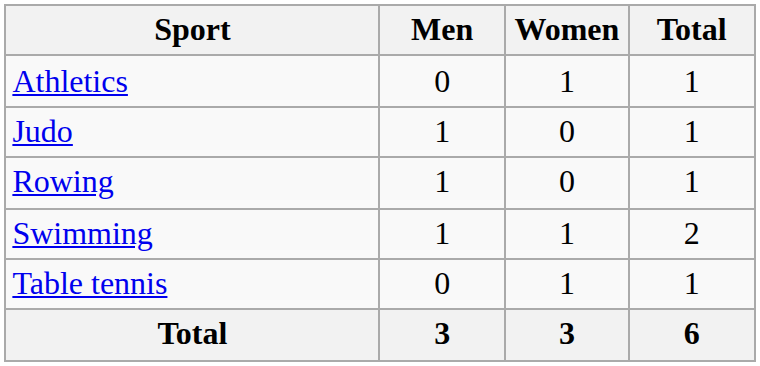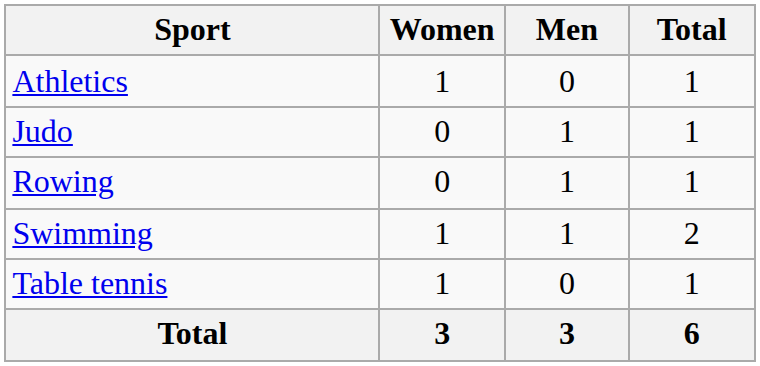columns swapped: (442, 29) <-> (567, 29)
